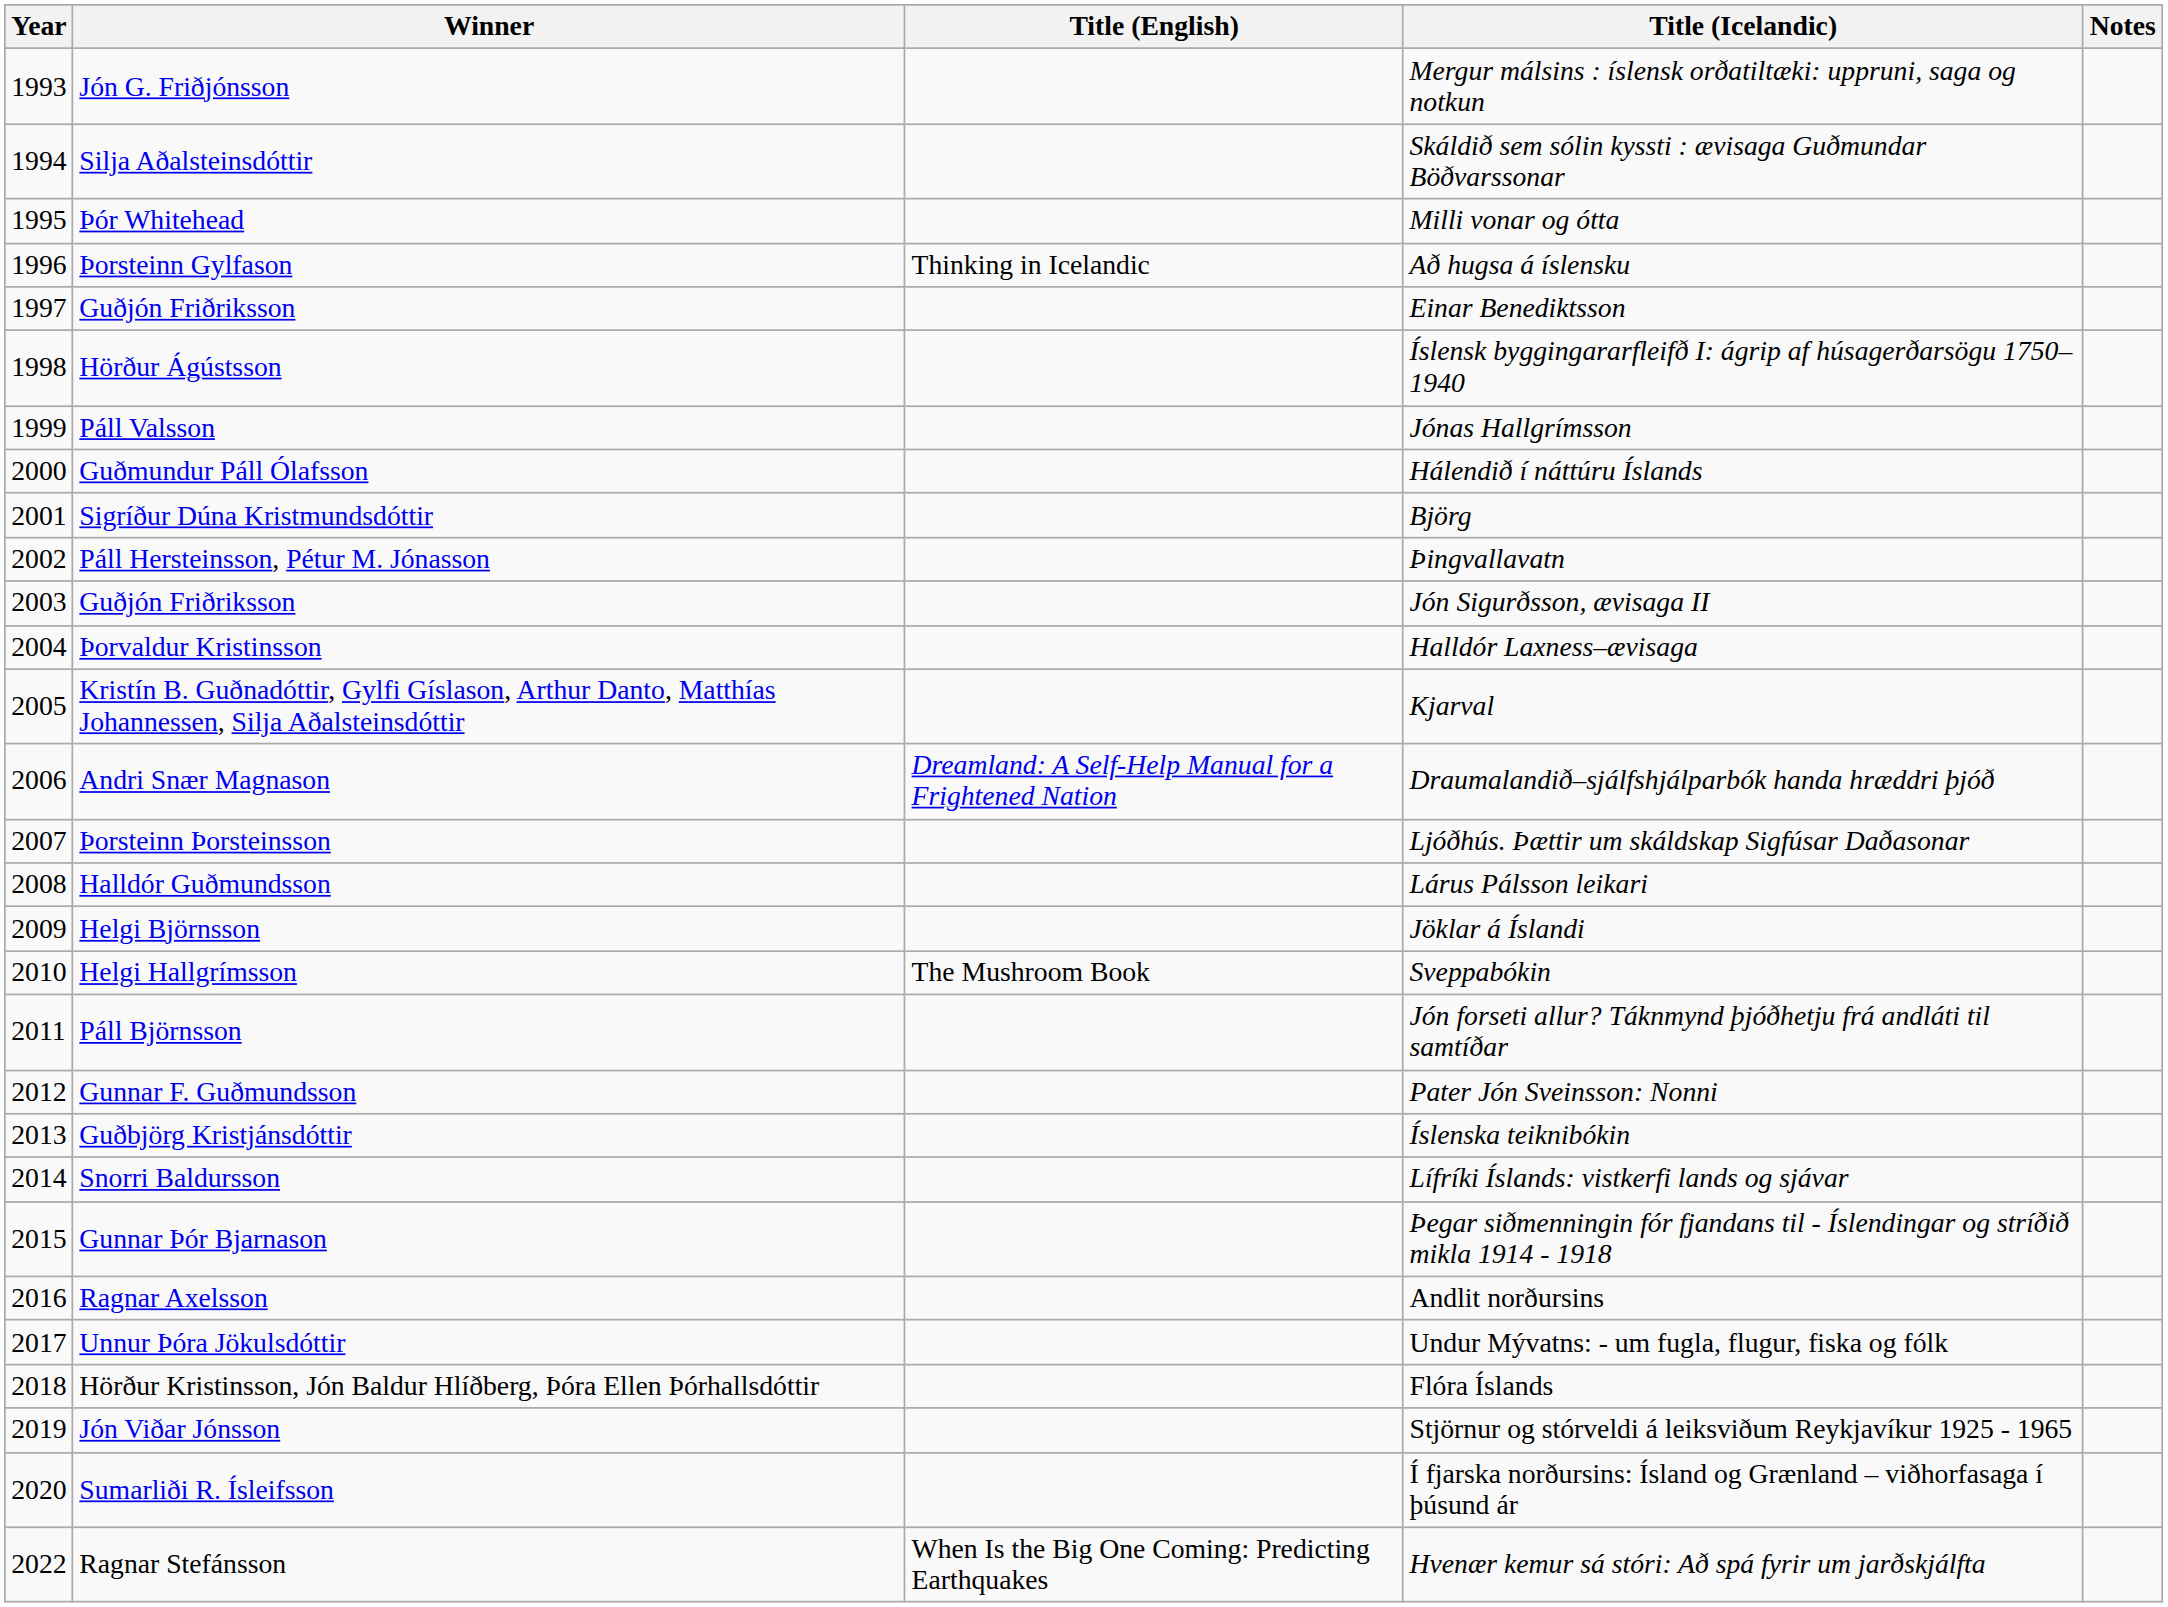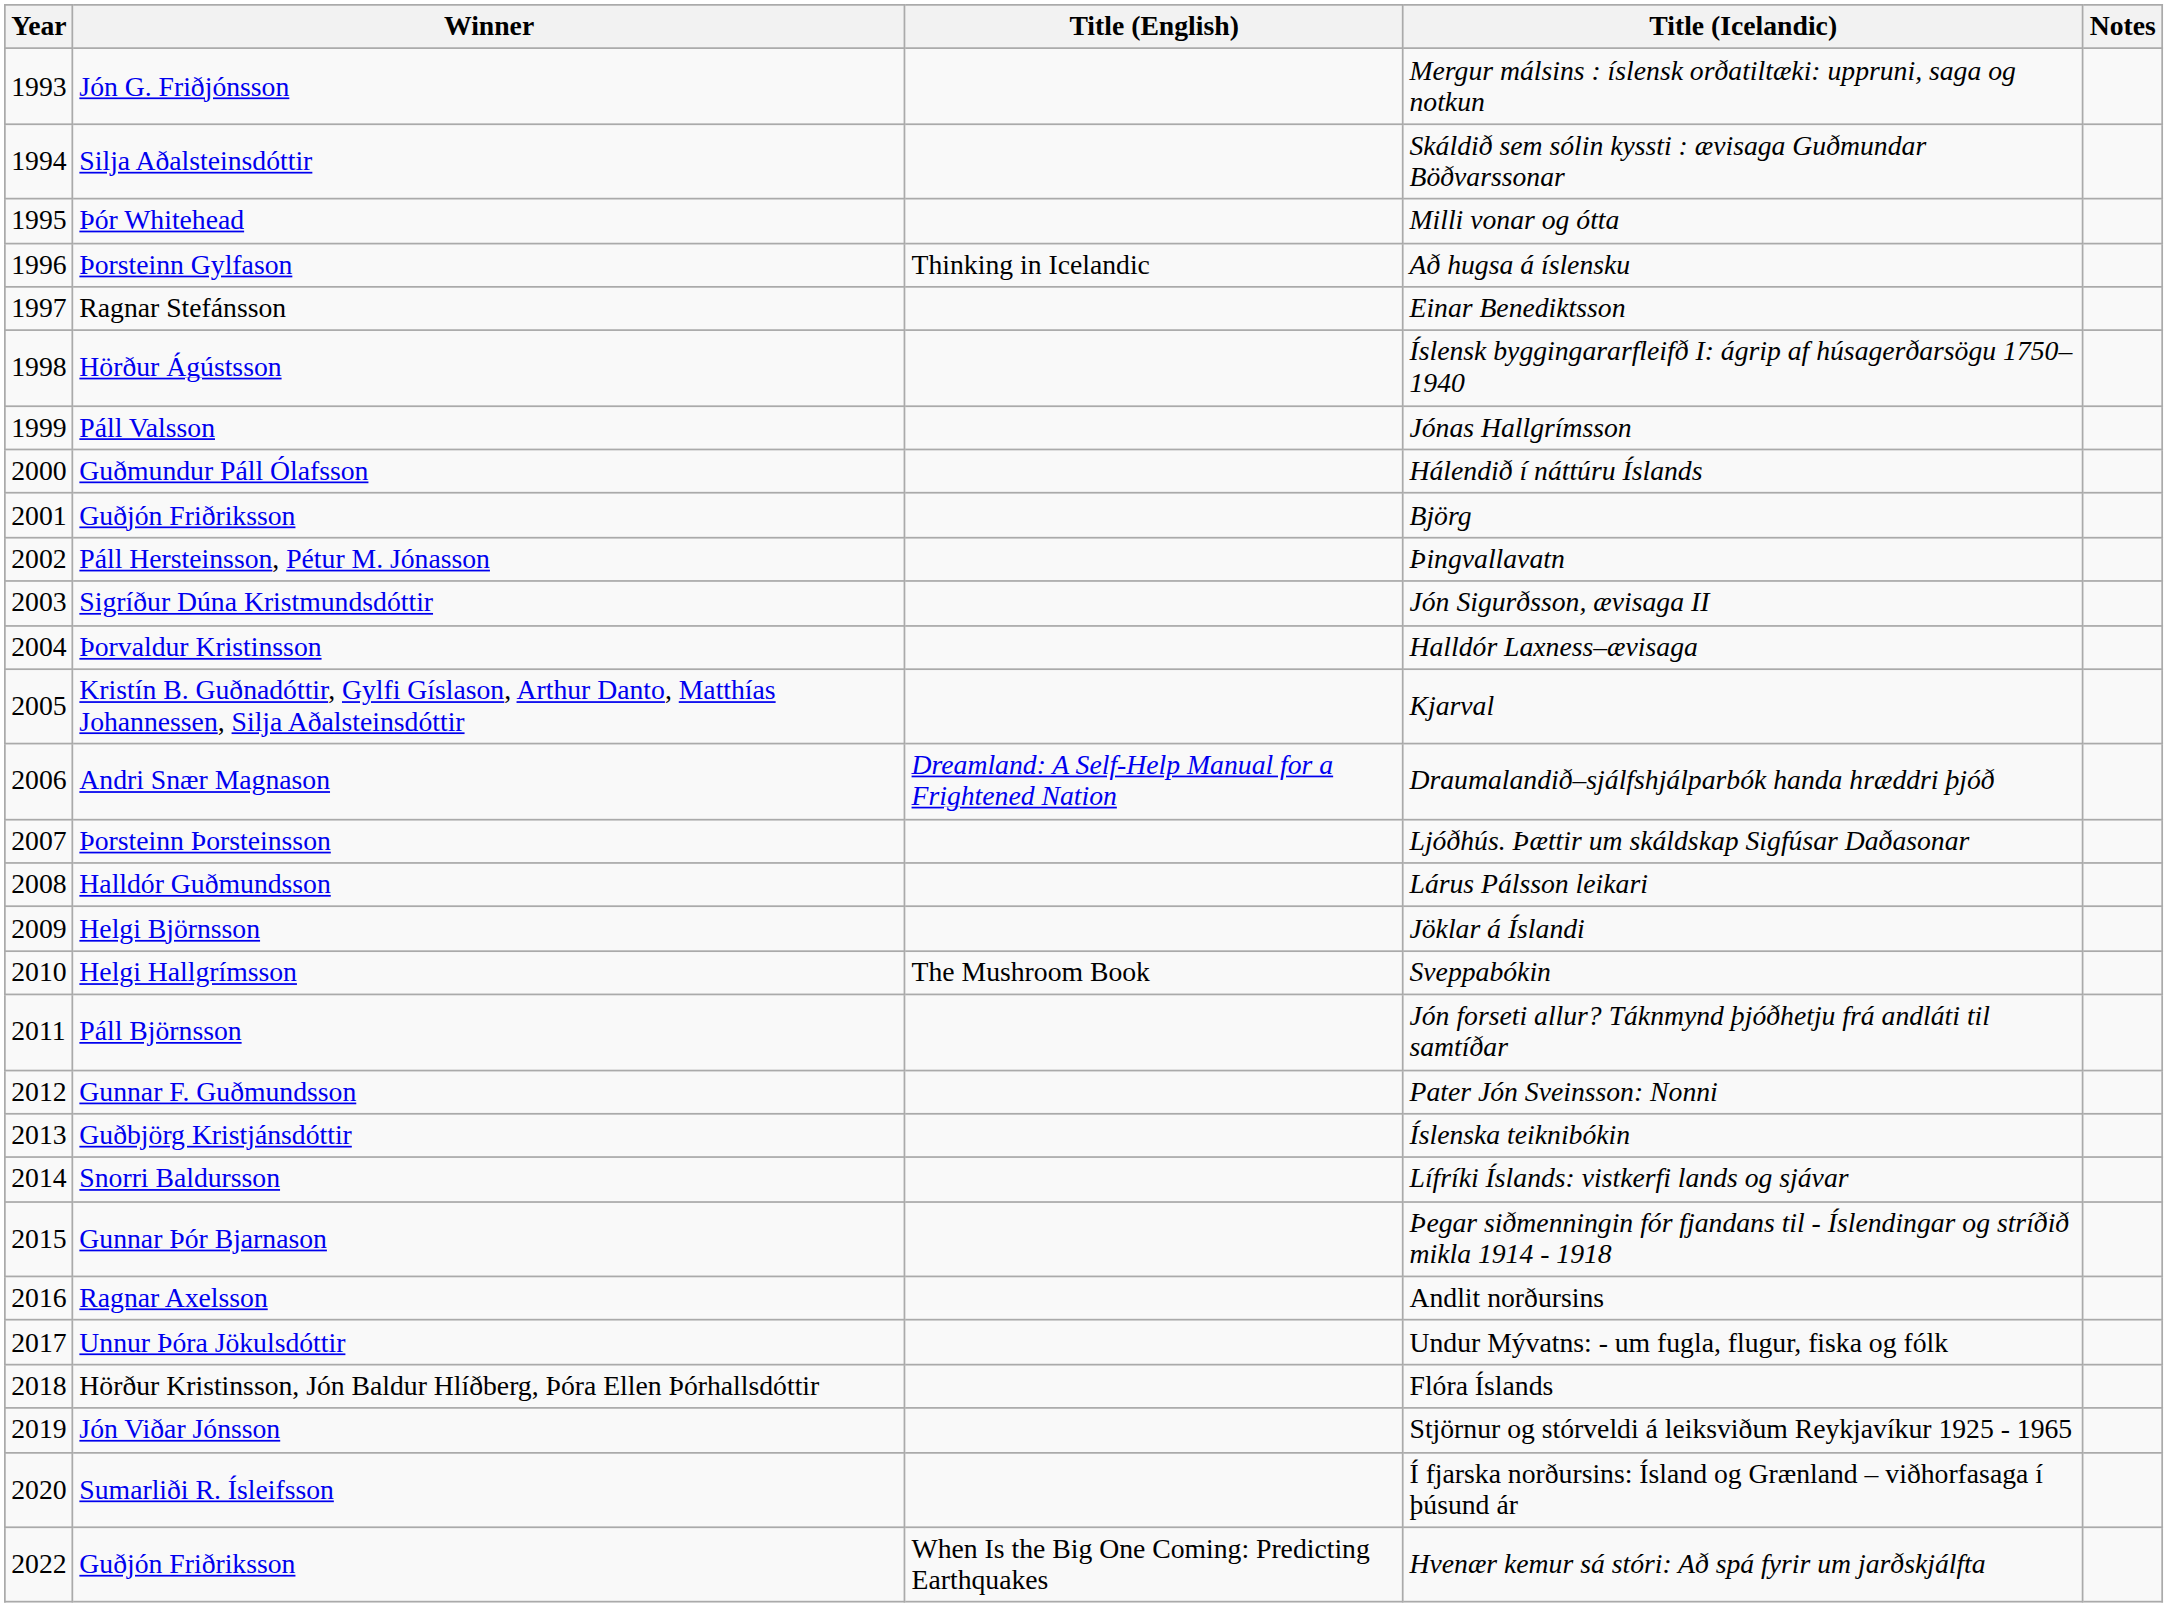(187, 308) Guðjón Friðriksson -> (183, 308) Ragnar Stefánsson
(256, 514) Sigríður Dúna Kristmundsdóttir -> (187, 514) Guðjón Friðriksson
(187, 602) Guðjón Friðriksson -> (256, 602) Sigríður Dúna Kristmundsdóttir
(183, 1564) Ragnar Stefánsson -> (187, 1564) Guðjón Friðriksson
